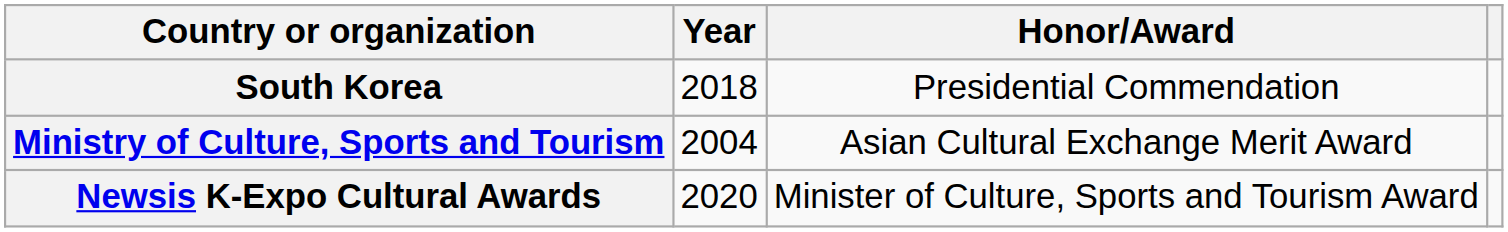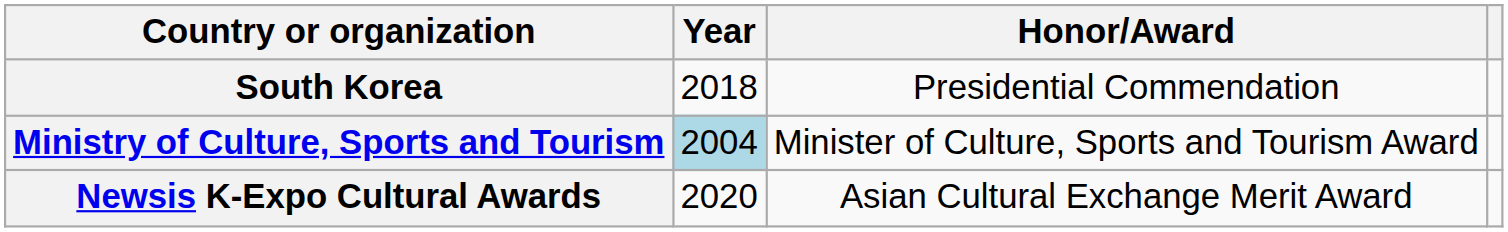(719, 142) no background -> (719, 142) lightblue background
(1126, 142) Asian Cultural Exchange Merit Award -> (1126, 142) Minister of Culture, Sports and Tourism Award
(1126, 197) Minister of Culture, Sports and Tourism Award -> (1126, 197) Asian Cultural Exchange Merit Award
